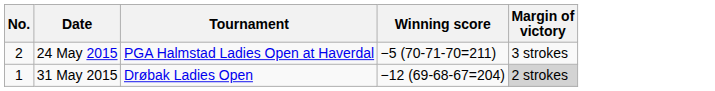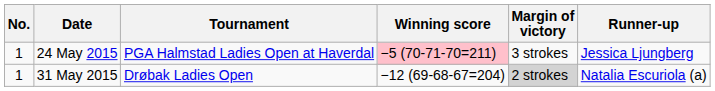+ column: (644, 24)
(19, 53) 2 -> (19, 53) 1
(438, 53) no background -> (438, 53) pink background
